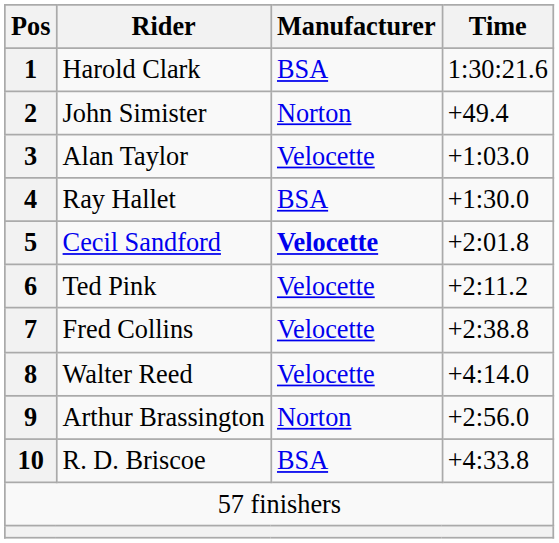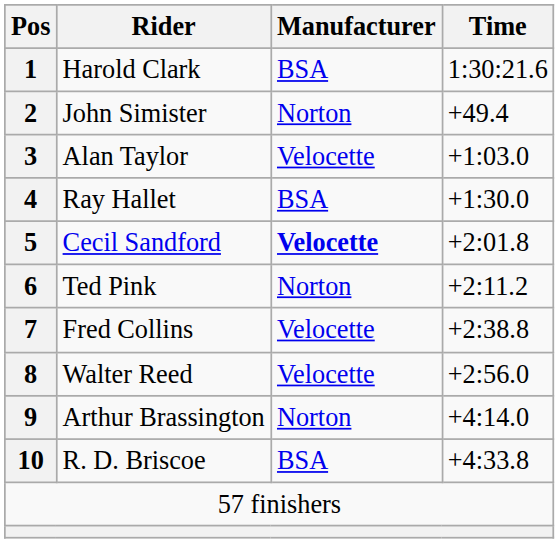(326, 286) Velocette -> (314, 286) Norton
(488, 373) +4:14.0 -> (488, 373) +2:56.0
(488, 416) +2:56.0 -> (488, 416) +4:14.0
